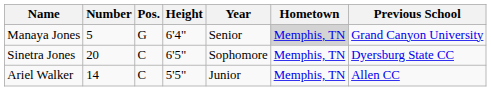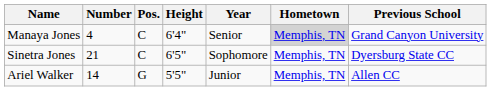(89, 34) 5 -> (89, 34) 4
(142, 34) G -> (142, 34) C
(93, 55) 20 -> (93, 55) 21
(142, 75) C -> (142, 75) G
